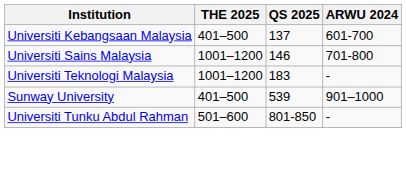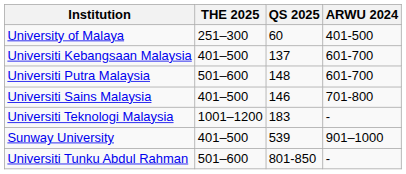+ row: (66, 35)
+ row: (79, 76)
(230, 55) 1001–1200 -> (223, 96) 401–500
